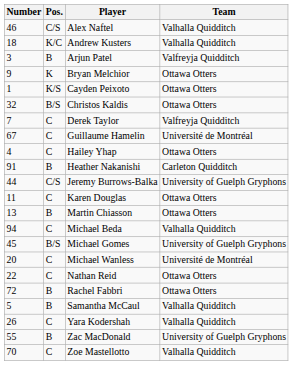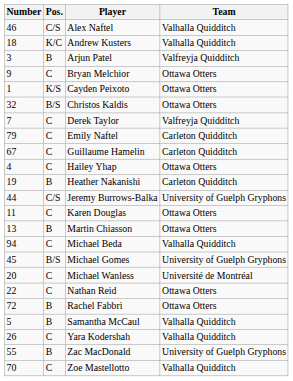(49, 74) K -> (49, 74) C
+ row: (93, 136)
(207, 136) Université de Montréal -> (200, 151) Carleton Quidditch
(11, 167) 91 -> (11, 182) 19
